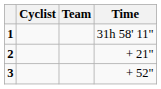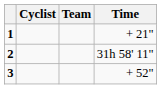(125, 34) 31h 58' 11" -> (140, 34) + 21"
(140, 53) + 21" -> (125, 53) 31h 58' 11"
